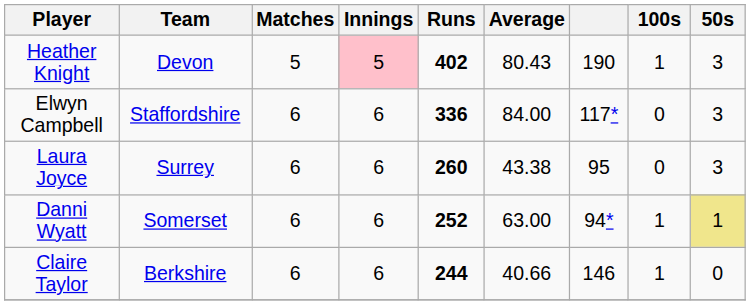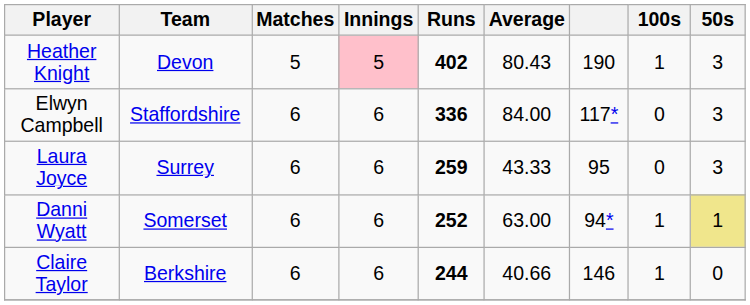(451, 167) 260 -> (451, 167) 259
(527, 167) 43.38 -> (527, 167) 43.33
